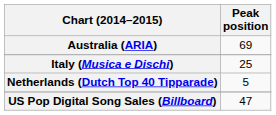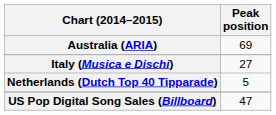(246, 63) 25 -> (246, 63) 27
